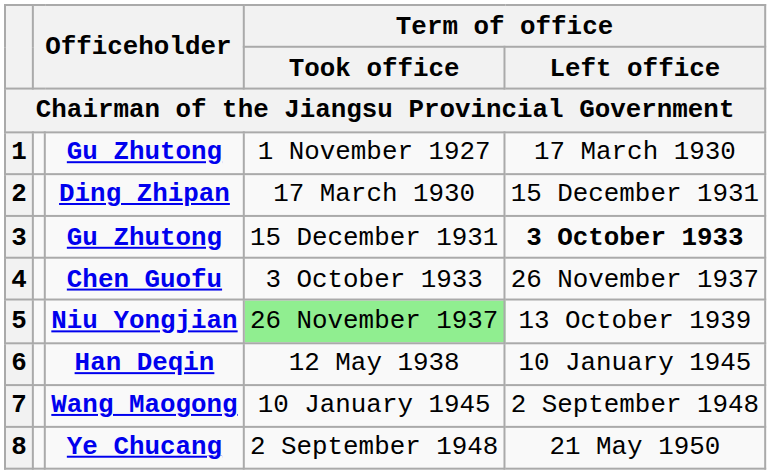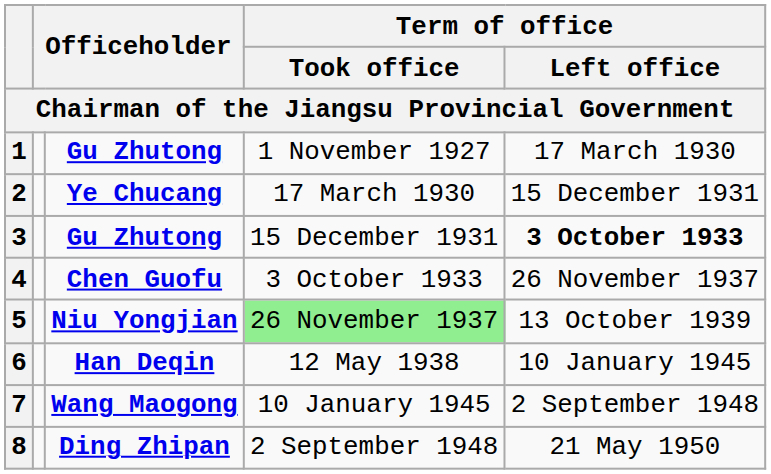(144, 195) Ding Zhipan -> (144, 195) Ye Chucang
(144, 448) Ye Chucang -> (144, 448) Ding Zhipan
